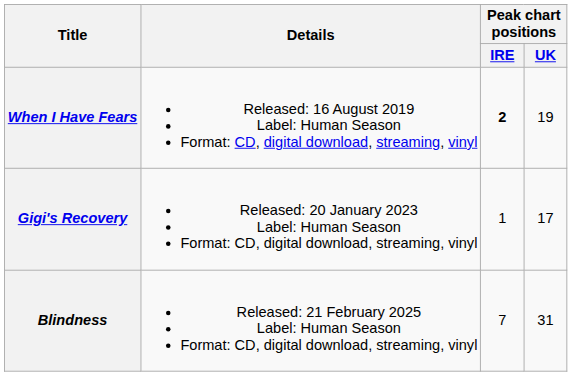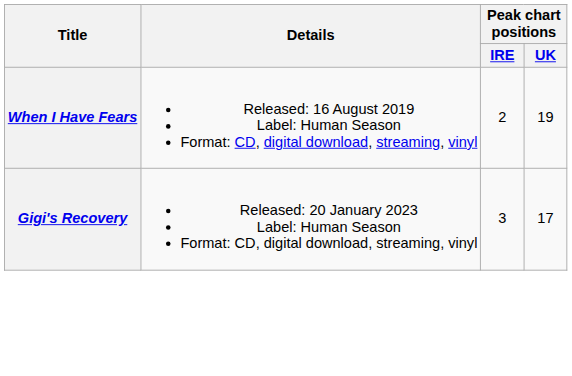(502, 117) bold -> (502, 117) normal
(502, 219) 1 -> (502, 219) 3
- row: (73, 320)
